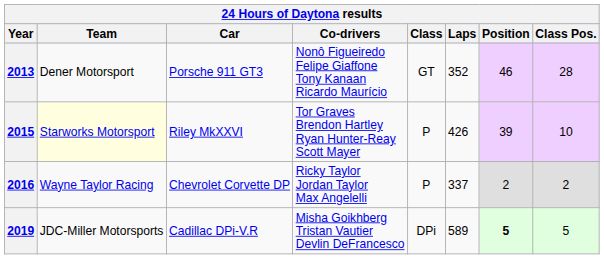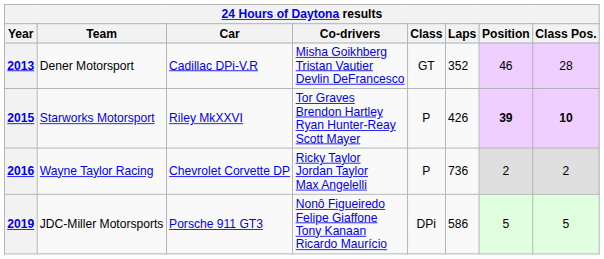(216, 73) Porsche 911 GT3 -> (214, 66) Cadillac DPi-V.R
(341, 73) Nonô Figueiredo Felipe Giaffone Tony Kanaan Ricardo Maurício -> (350, 66) Misha Goikhberg Tristan Vautier Devlin DeFrancesco
(97, 132) lightyellow background -> (97, 119) no background
(506, 132) normal -> (506, 119) bold
(566, 132) normal -> (566, 119) bold
(458, 185) 337 -> (458, 171) 736
(214, 231) Cadillac DPi-V.R -> (216, 224) Porsche 911 GT3
(350, 231) Misha Goikhberg Tristan Vautier Devlin DeFrancesco -> (341, 224) Nonô Figueiredo Felipe Giaffone Tony Kanaan Ricardo Maurício
(458, 231) 589 -> (458, 224) 586
(506, 231) bold -> (506, 224) normal
